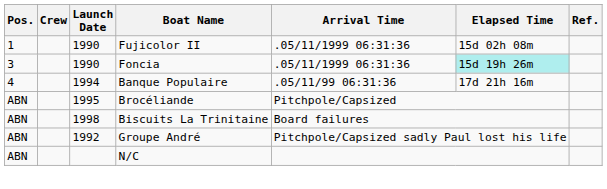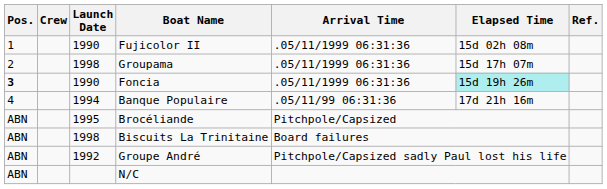+ row: (146, 64)
(11, 64) normal -> (11, 82) bold
